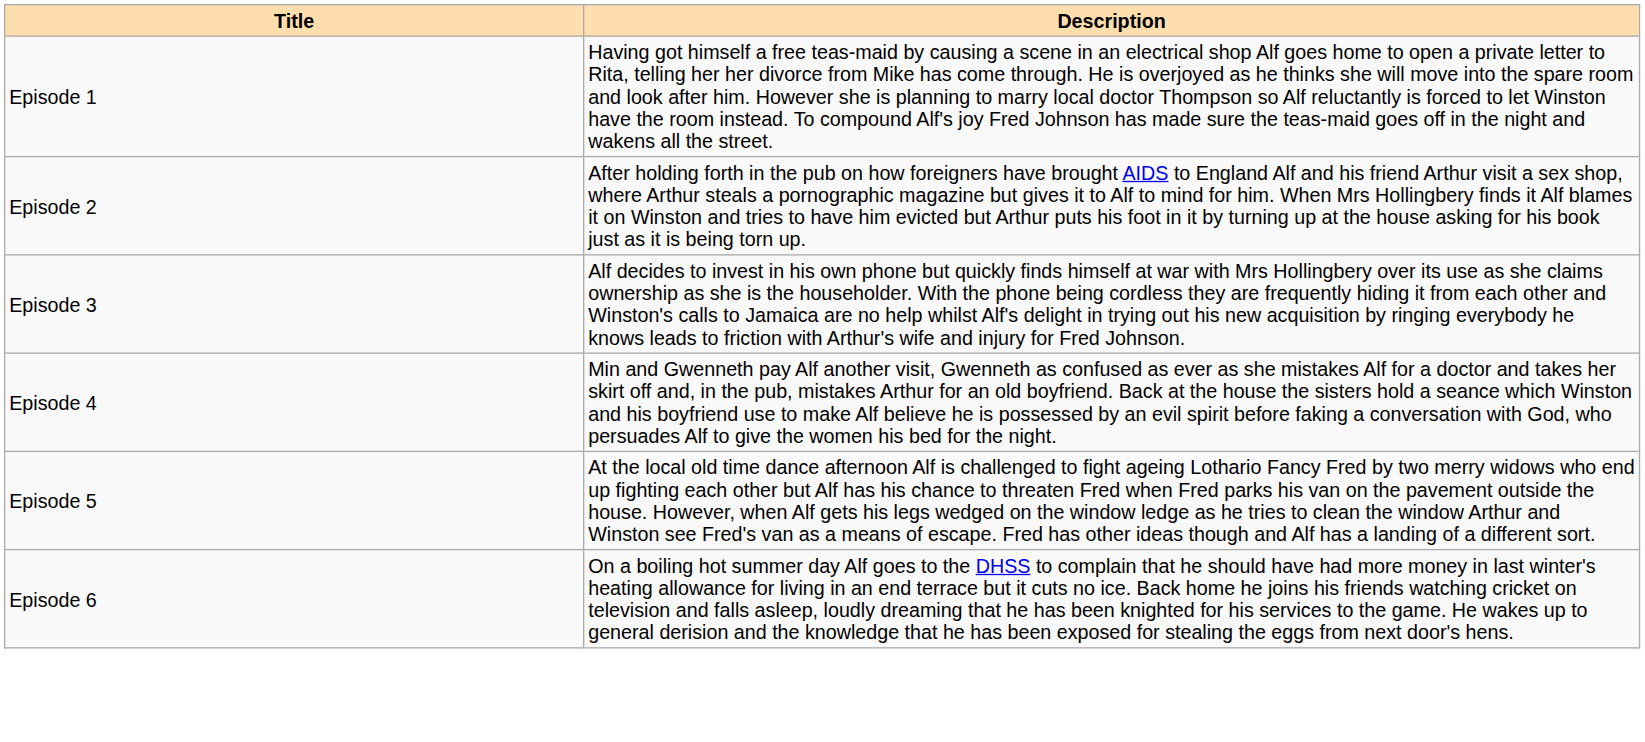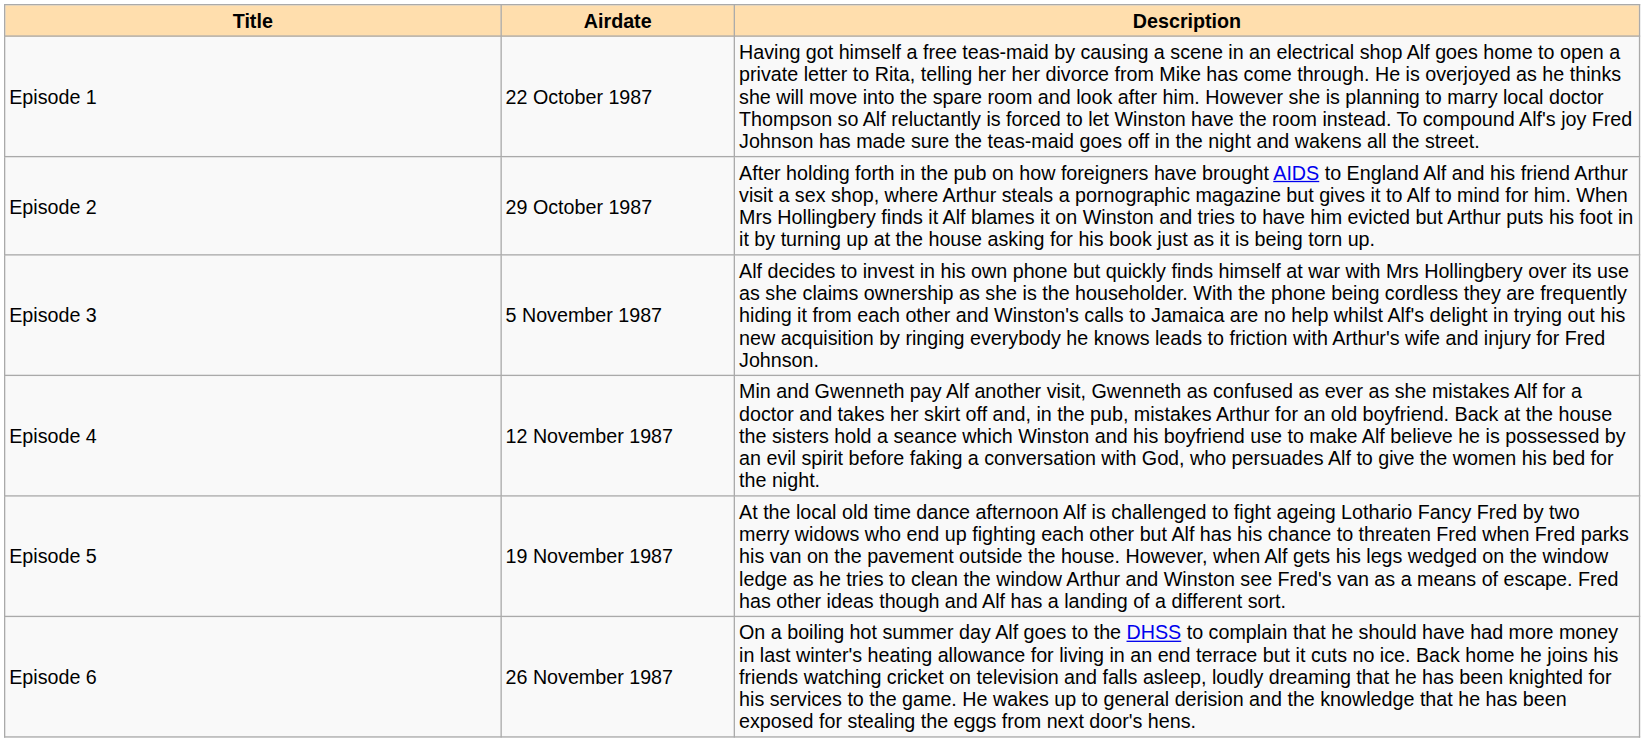+ column: (618, 20)
